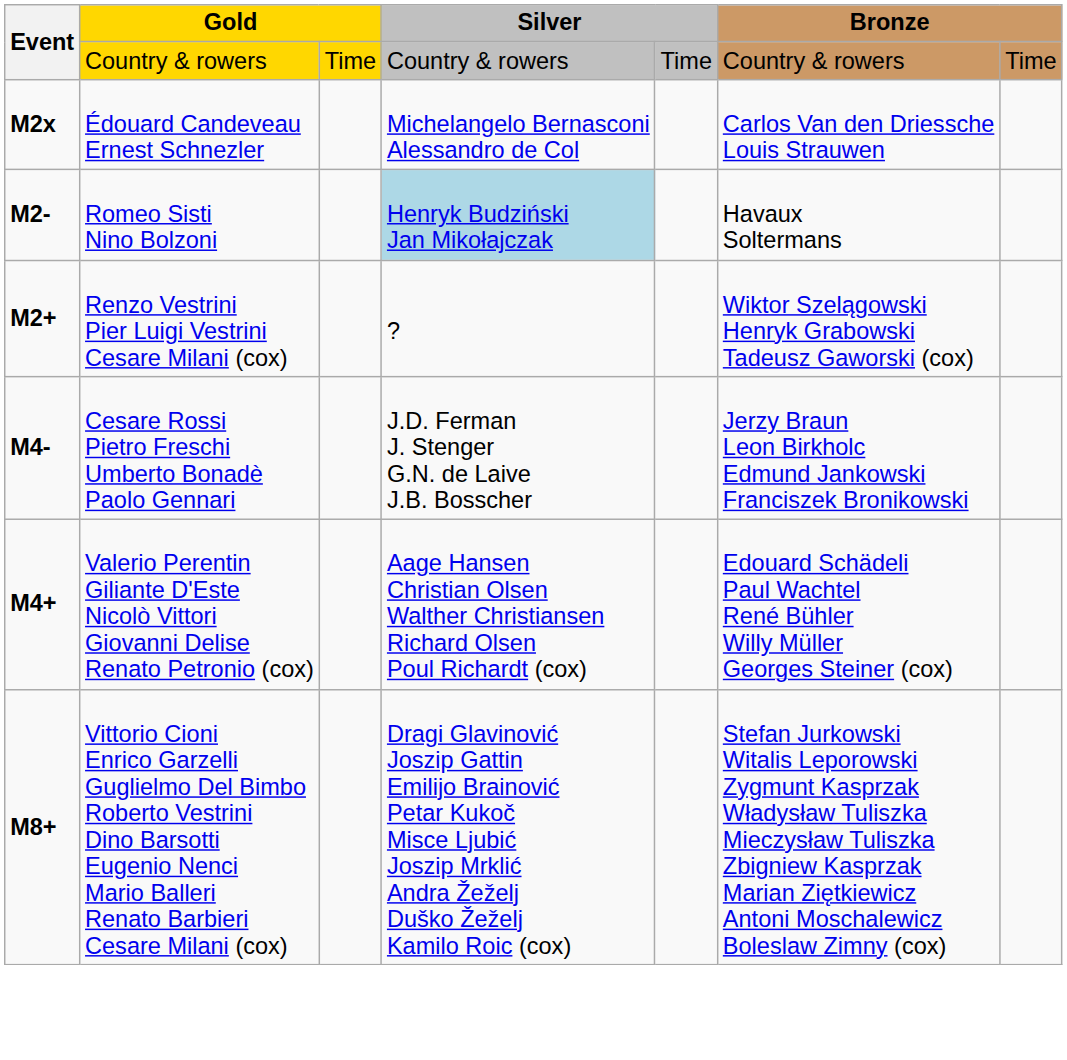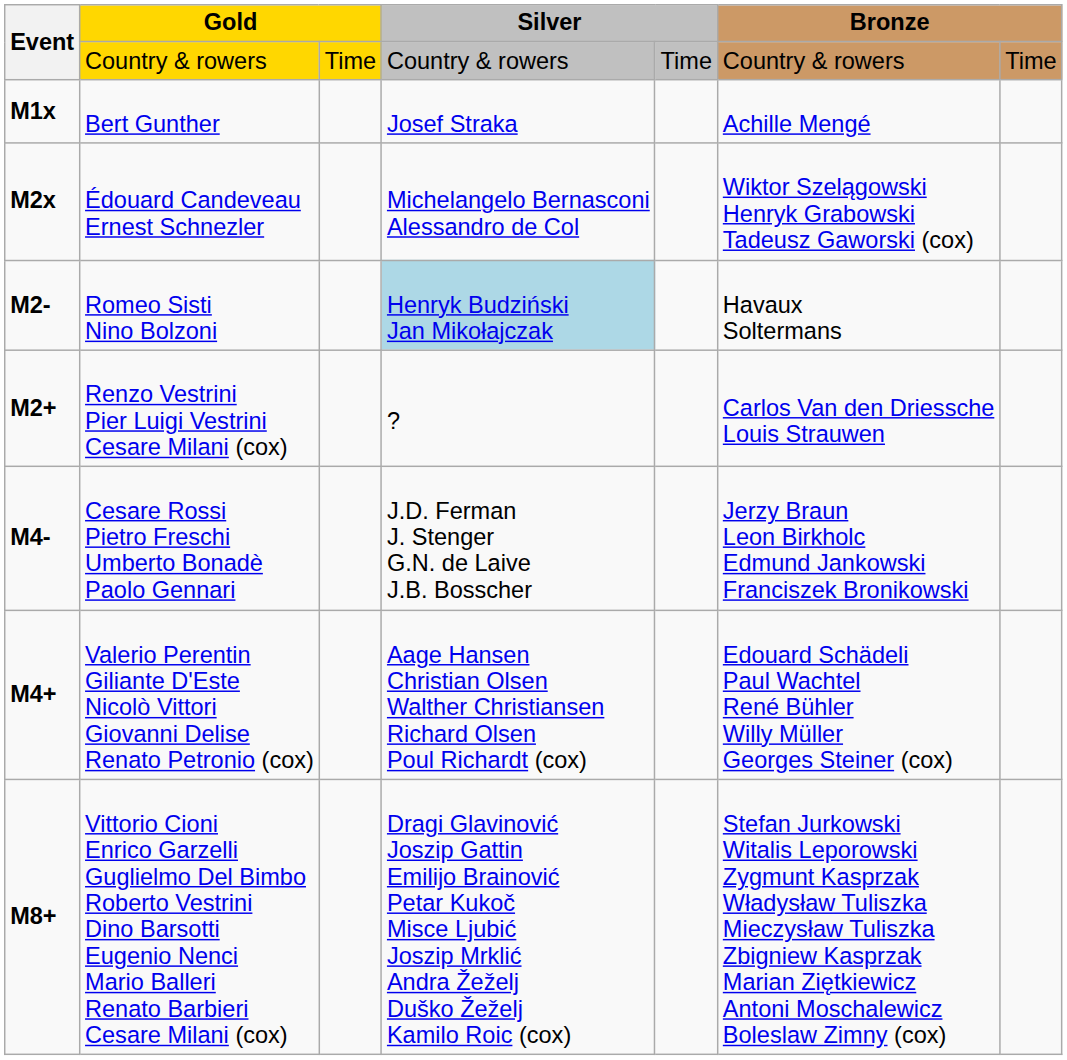+ row: (152, 124)
(859, 137) Carlos Van den Driessche Louis Strauwen -> (848, 214) Wiktor Szelągowski Henryk Grabowski Tadeusz Gaworski (cox)
(848, 331) Wiktor Szelągowski Henryk Grabowski Tadeusz Gaworski (cox) -> (859, 421) Carlos Van den Driessche Louis Strauwen
